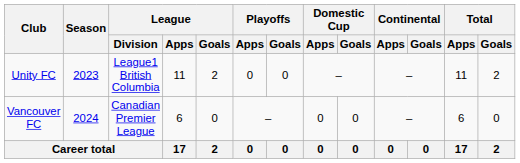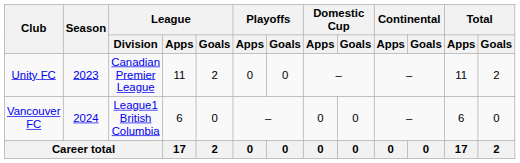(136, 75) League1 British Columbia -> (136, 75) Canadian Premier League
(136, 118) Canadian Premier League -> (136, 118) League1 British Columbia
